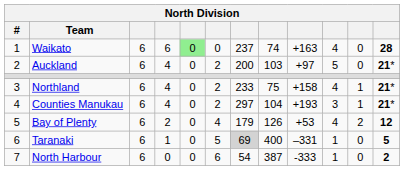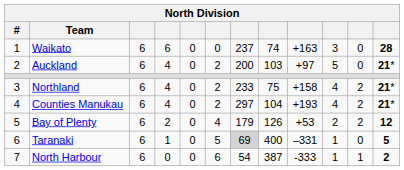(193, 48) lightgreen background -> (193, 48) no background
(335, 48) 4 -> (335, 48) 3
(360, 88) 1 -> (360, 88) 2
(335, 105) 3 -> (335, 105) 4
(360, 105) 1 -> (360, 105) 2
(335, 122) 4 -> (335, 122) 2
(360, 157) 0 -> (360, 157) 1
